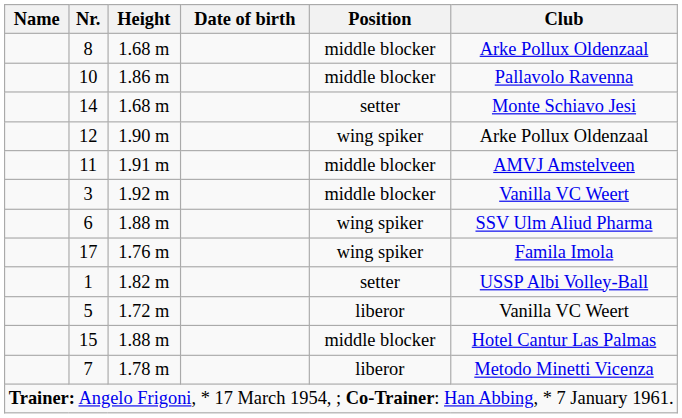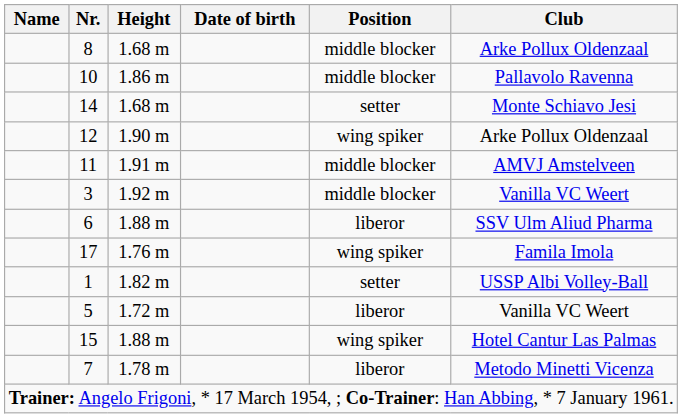(380, 223) wing spiker -> (380, 223) liberor
(380, 340) middle blocker -> (380, 340) wing spiker
